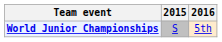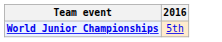- column: (175, 12)
